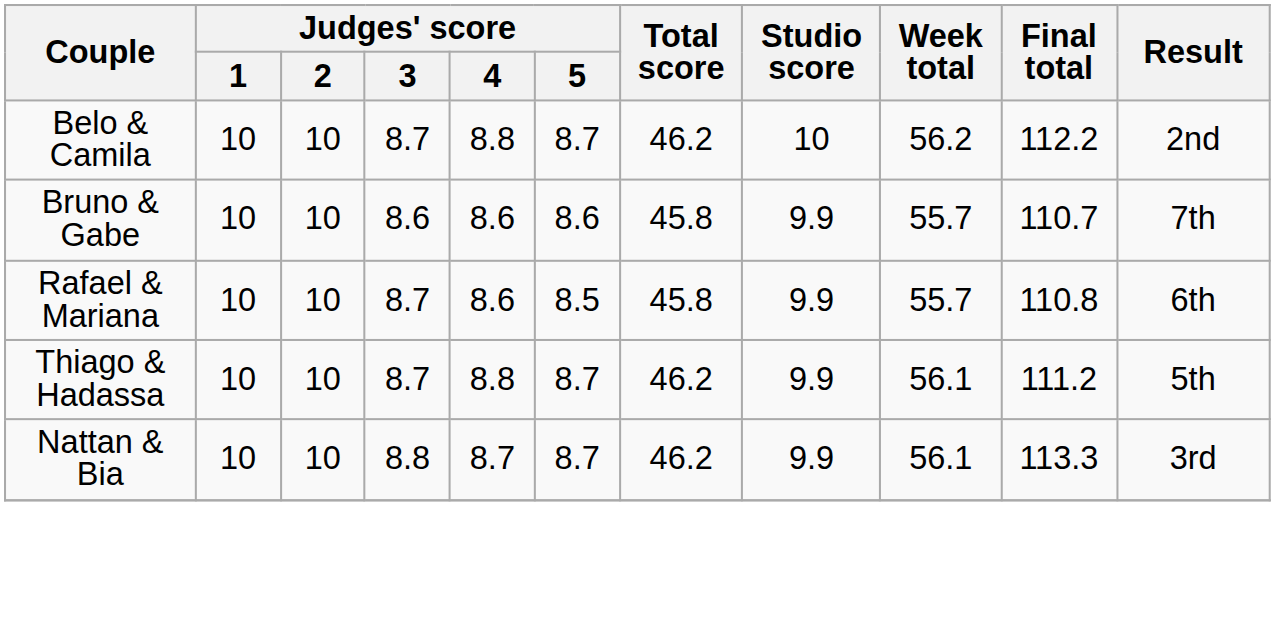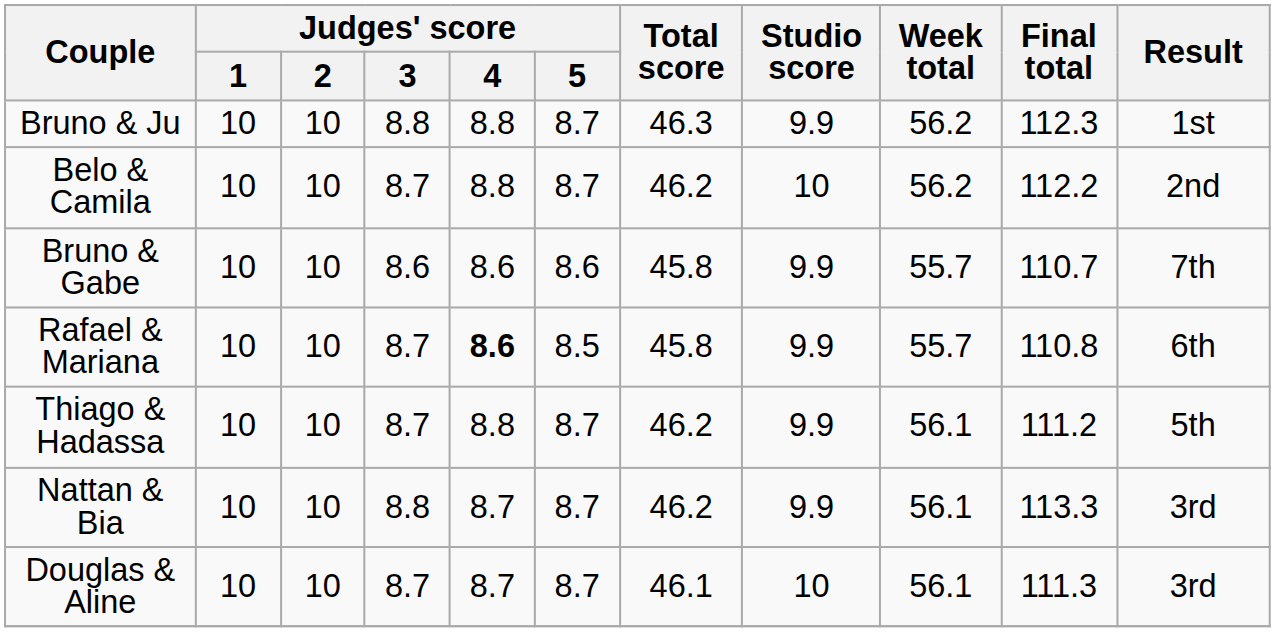+ row: (100, 123)
(492, 299) normal -> (492, 346) bold
+ row: (100, 586)
